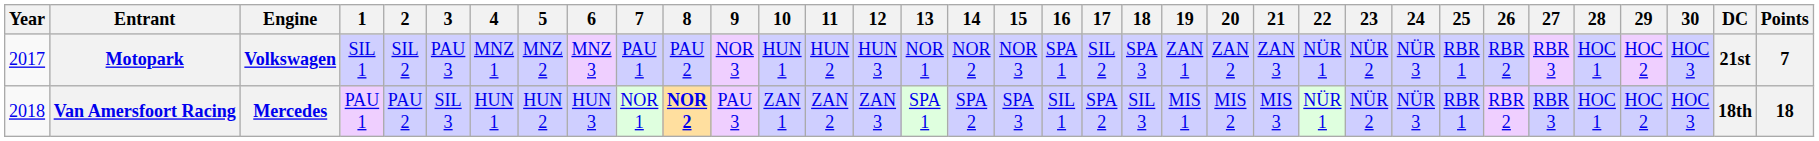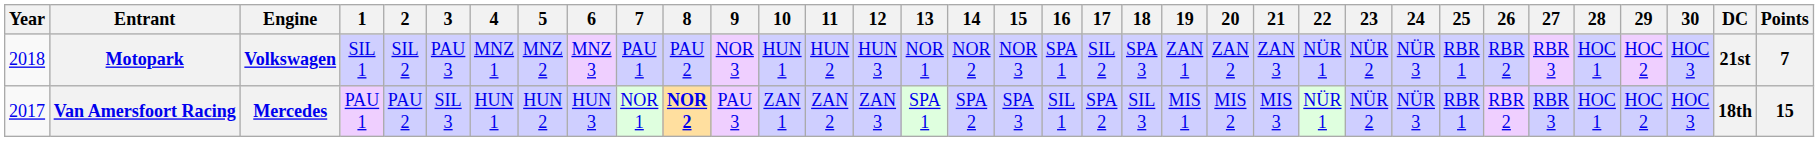(27, 59) 2017 -> (27, 59) 2018
(27, 110) 2018 -> (27, 110) 2017
(1785, 110) 18 -> (1785, 110) 15
